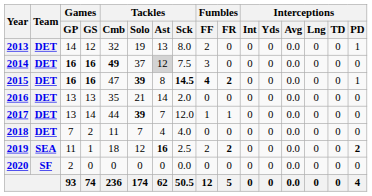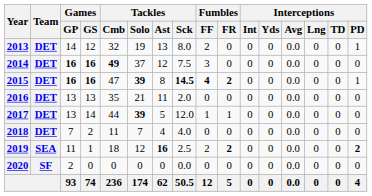(162, 64) lightgrey background -> (162, 64) no background
(162, 98) 14 -> (162, 98) 11
(162, 115) 7 -> (162, 115) 5
